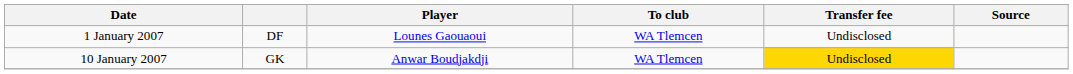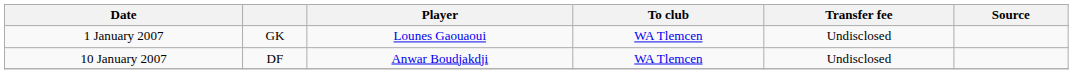(275, 36) DF -> (275, 36) GK
(275, 57) GK -> (275, 57) DF
(859, 57) gold background -> (859, 57) no background
